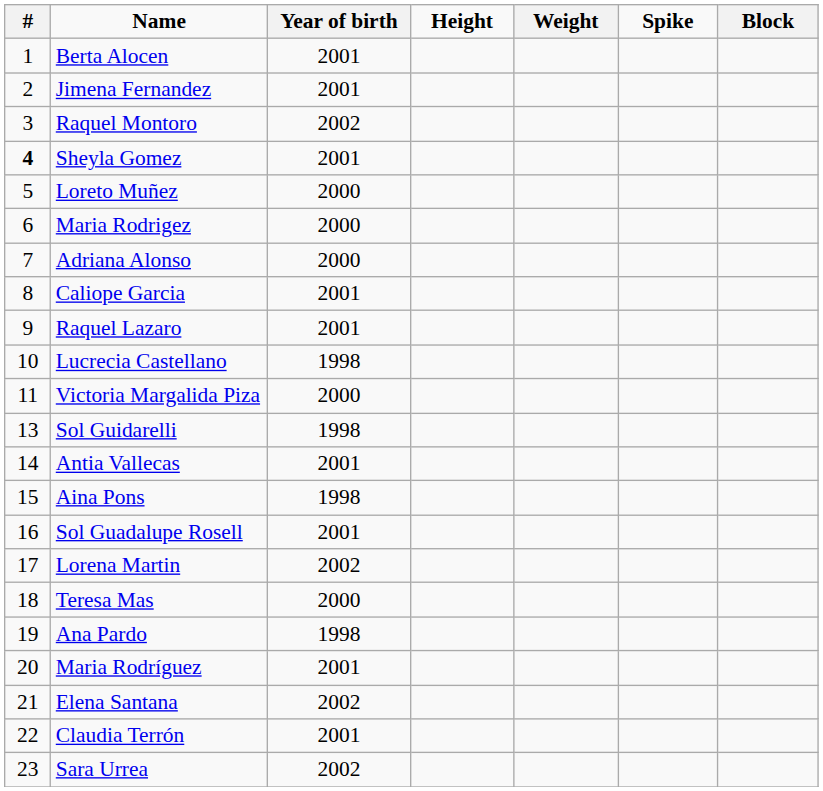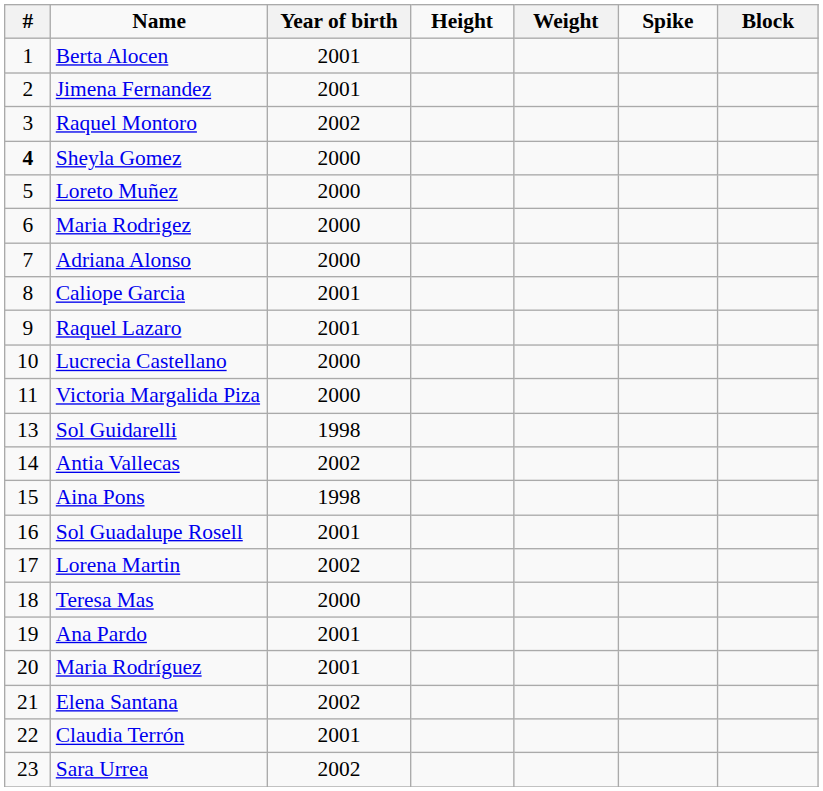(339, 157) 2001 -> (339, 157) 2000
(339, 361) 1998 -> (339, 361) 2000
(339, 463) 2001 -> (339, 463) 2002
(339, 633) 1998 -> (339, 633) 2001
